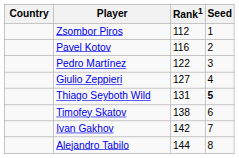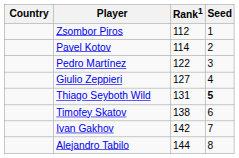(181, 47) 116 -> (181, 47) 114
